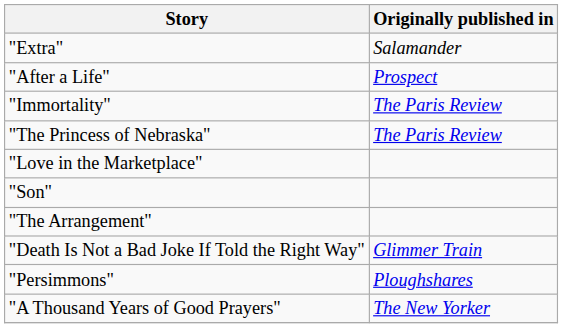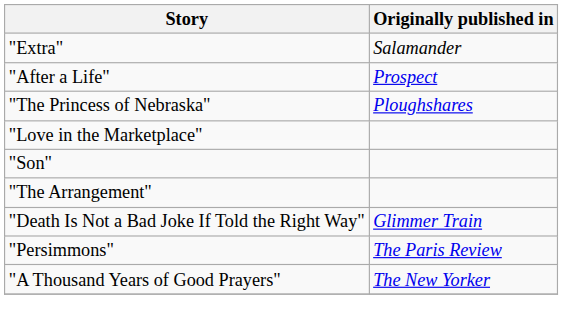- row: (60, 105)
(437, 134) The Paris Review -> (423, 105) Ploughshares
(423, 279) Ploughshares -> (437, 250) The Paris Review
